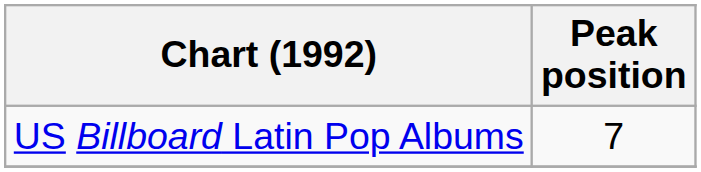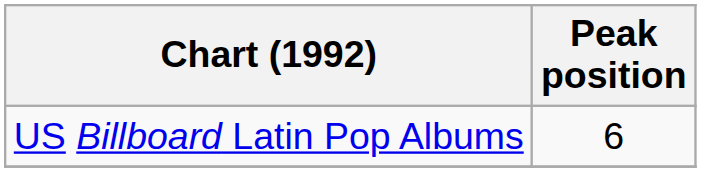(614, 135) 7 -> (614, 135) 6
